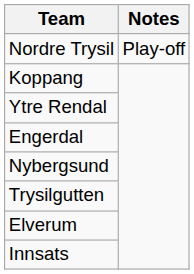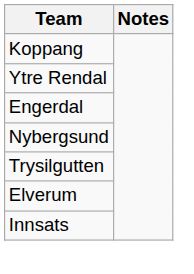- row: (61, 48)
